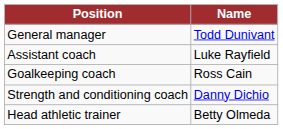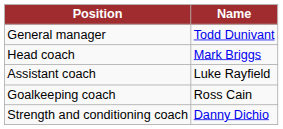+ row: (41, 54)
- row: (64, 114)
